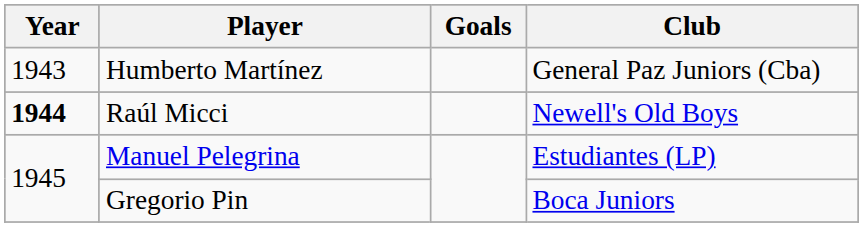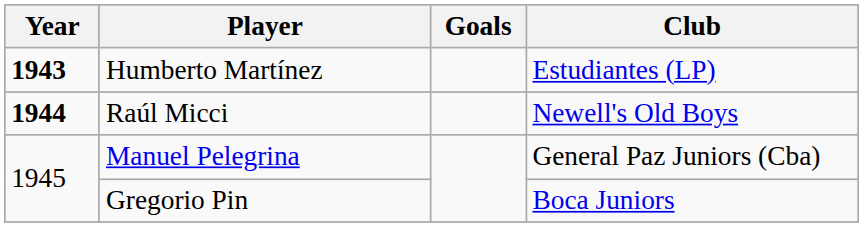(39, 69) normal -> (39, 69) bold
(676, 69) General Paz Juniors (Cba) -> (624, 69) Estudiantes (LP)
(624, 156) Estudiantes (LP) -> (676, 156) General Paz Juniors (Cba)
